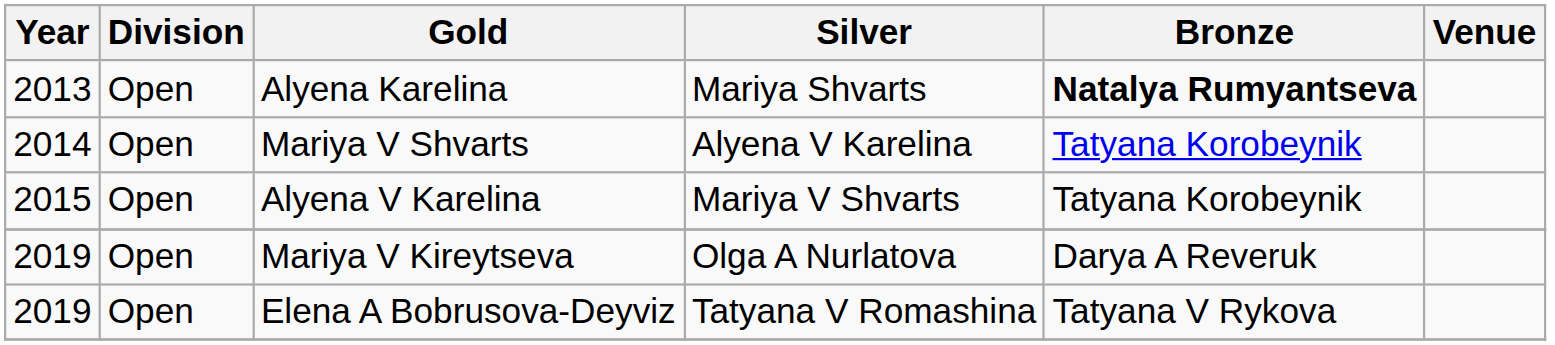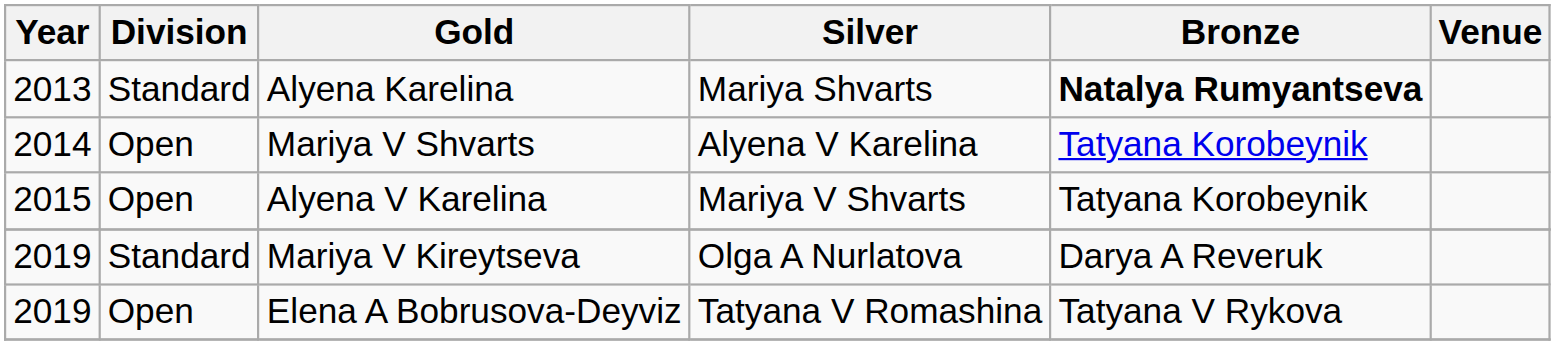(151, 88) Open -> (179, 88) Standard
(151, 255) Open -> (179, 255) Standard
